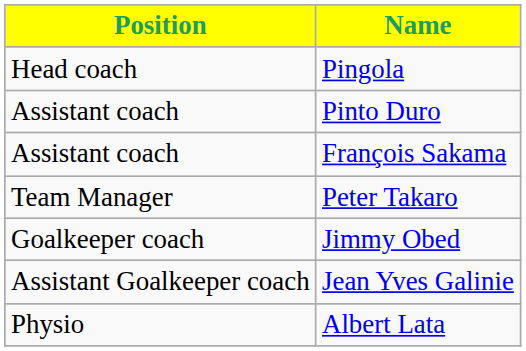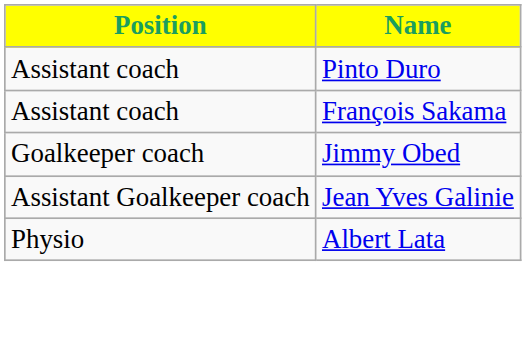- row: (363, 68)
- row: (390, 196)
